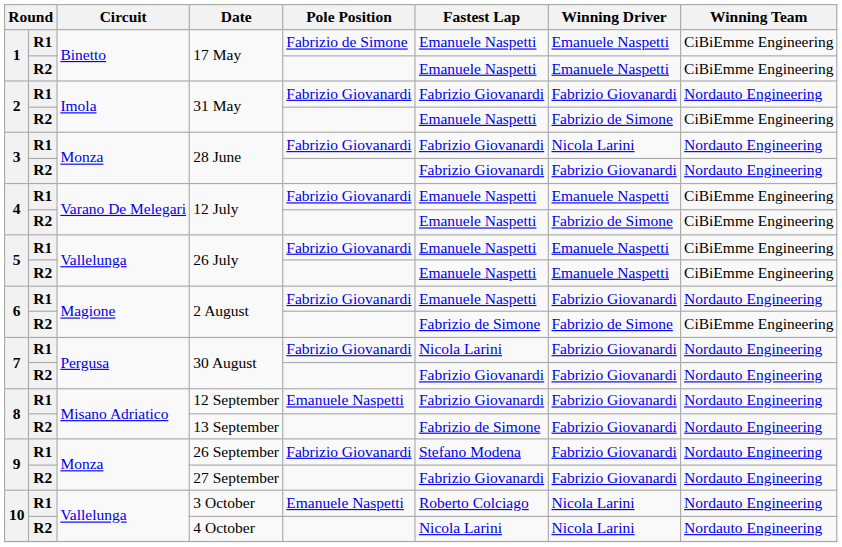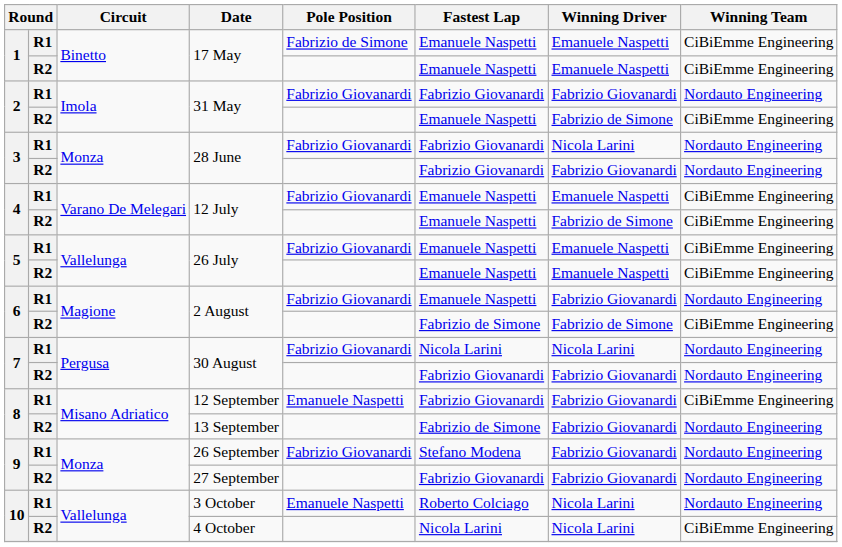(614, 349) Fabrizio Giovanardi -> (593, 349) Nicola Larini
(753, 400) Nordauto Engineering -> (759, 400) CiBiEmme Engineering
(753, 528) Nordauto Engineering -> (759, 528) CiBiEmme Engineering
